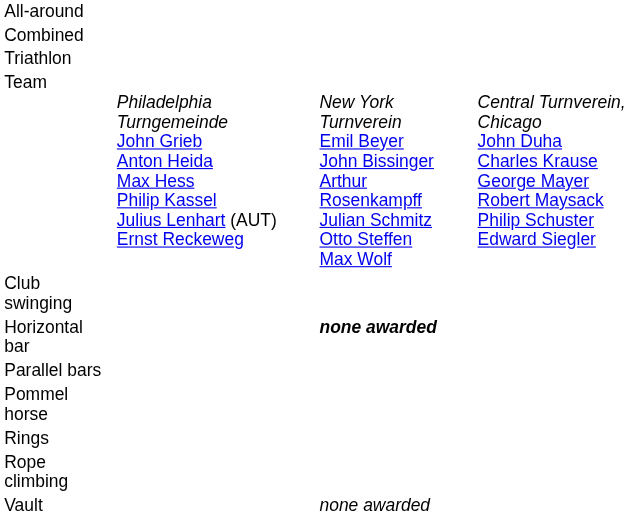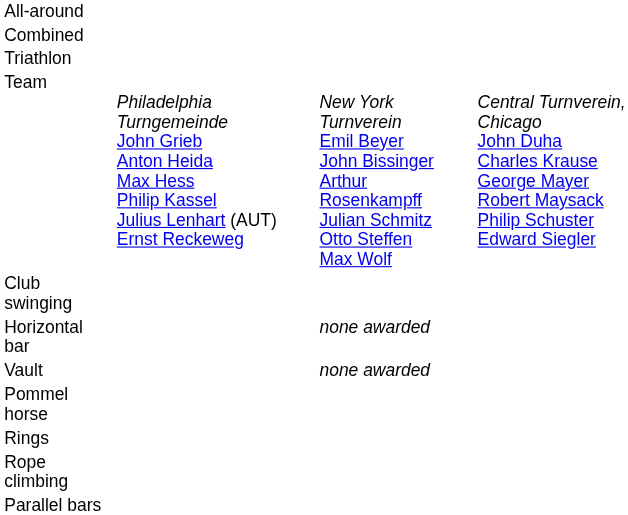(378, 327) bold -> (375, 327) normal
rows swapped: (53, 370) <-> (23, 505)
